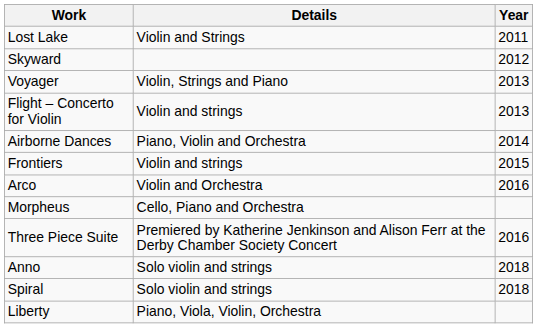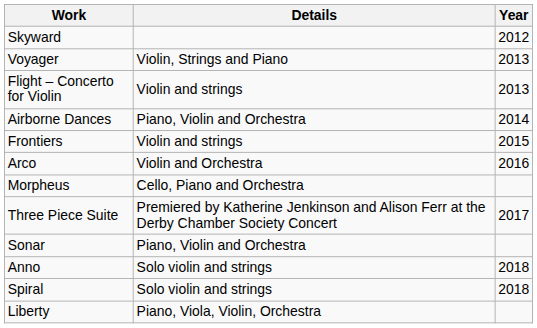- row: (38, 37)
(514, 237) 2016 -> (514, 215) 2017
+ row: (26, 245)
